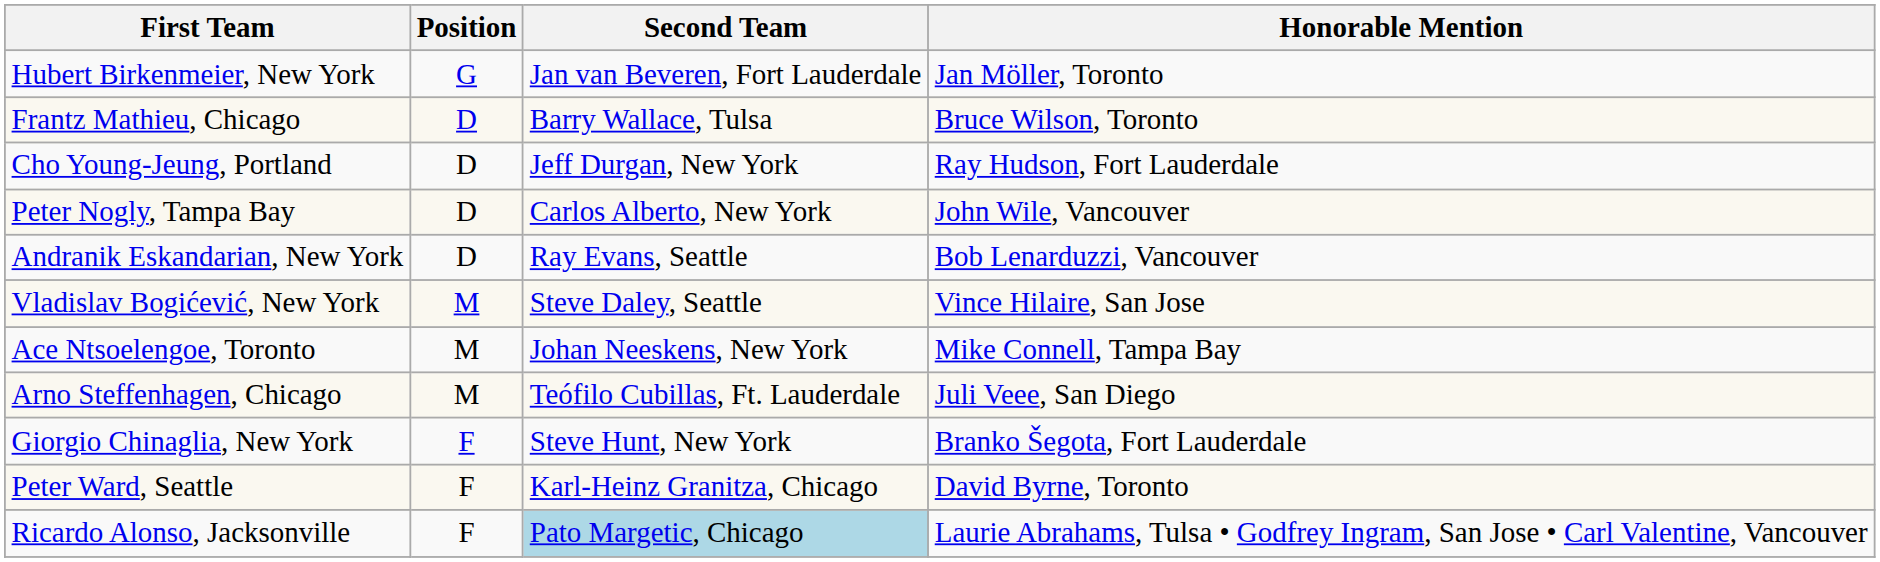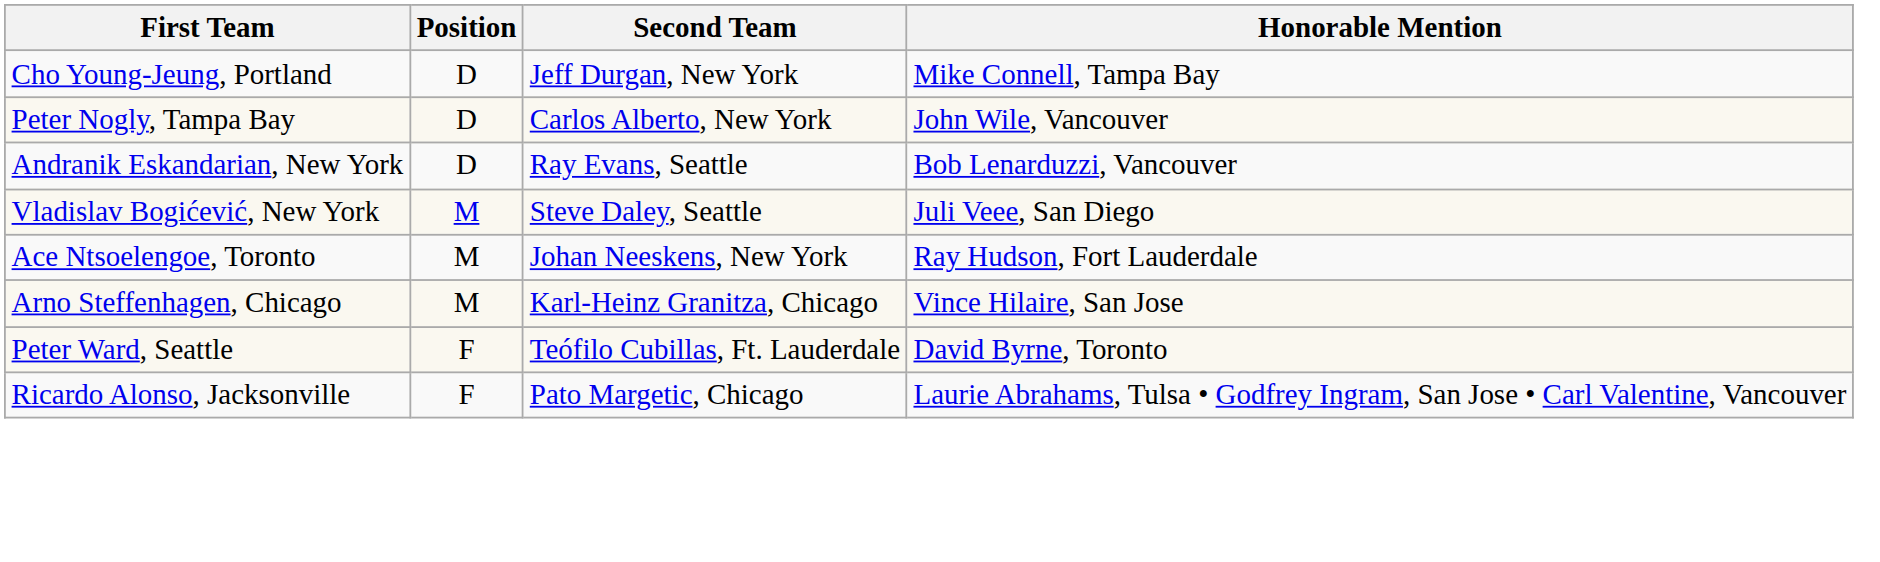- row: (193, 73)
- row: (156, 119)
(1107, 165) Ray Hudson, Fort Lauderdale -> (1067, 73) Mike Connell, Tampa Bay
(1070, 303) Vince Hilaire, San Jose -> (1034, 211) Juli Veee, San Diego
(1088, 348) Mike Connell, Tampa Bay -> (1086, 257) Ray Hudson, Fort Lauderdale
(715, 394) Teófilo Cubillas, Ft. Lauderdale -> (704, 303) Karl-Heinz Granitza, Chicago
(1055, 394) Juli Veee, San Diego -> (1049, 303) Vince Hilaire, San Jose
- row: (182, 440)
(704, 486) Karl-Heinz Granitza, Chicago -> (715, 348) Teófilo Cubillas, Ft. Lauderdale
(667, 532) lightblue background -> (667, 394) no background
